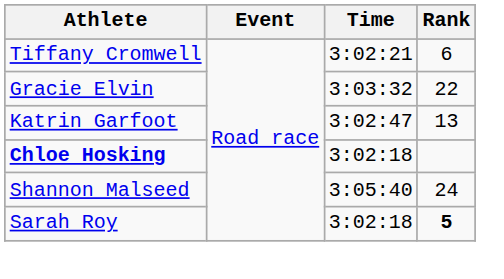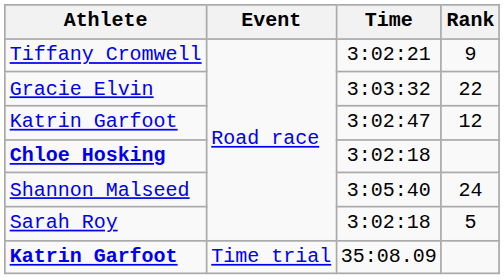(447, 55) 6 -> (470, 55) 9
(447, 122) 13 -> (470, 122) 12
(447, 223) bold -> (470, 223) normal
+ row: (94, 257)
